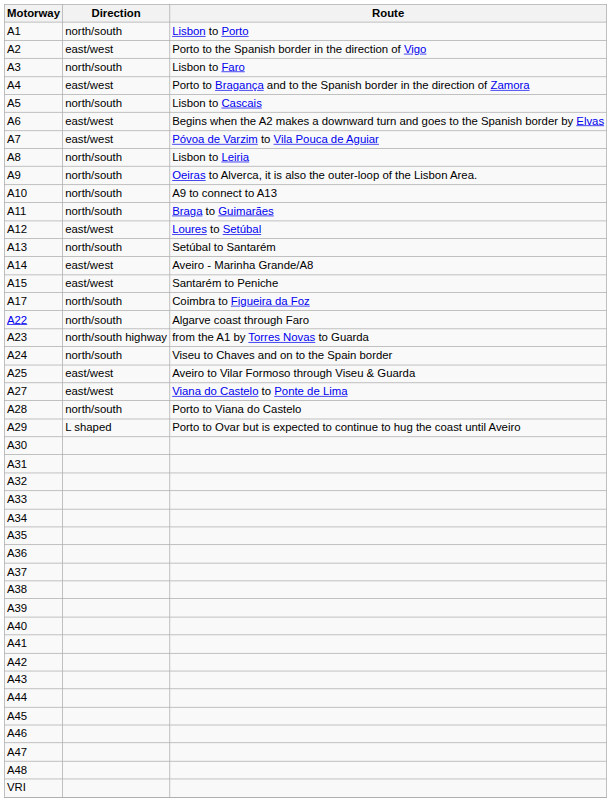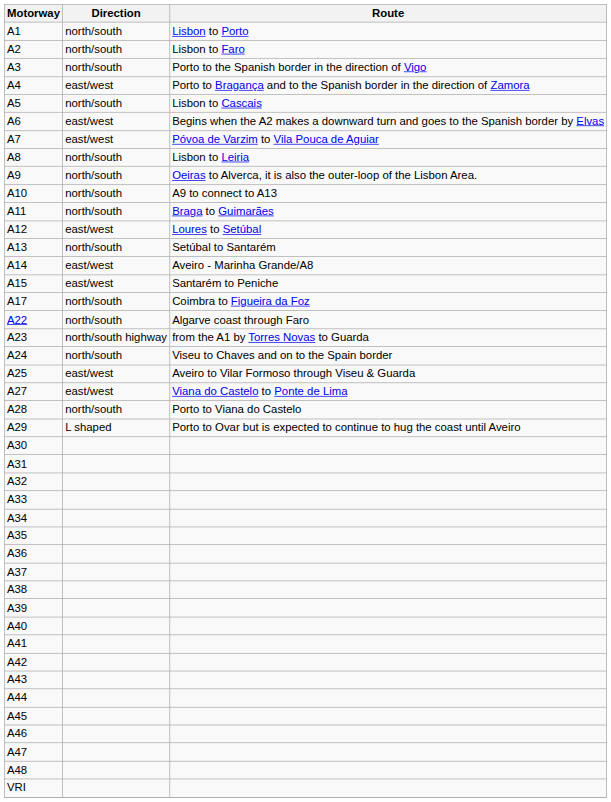(89, 49) east/west -> (94, 49) north/south
(299, 49) Porto to the Spanish border in the direction of Vigo -> (208, 49) Lisbon to Faro
(208, 67) Lisbon to Faro -> (299, 67) Porto to the Spanish border in the direction of Vigo
